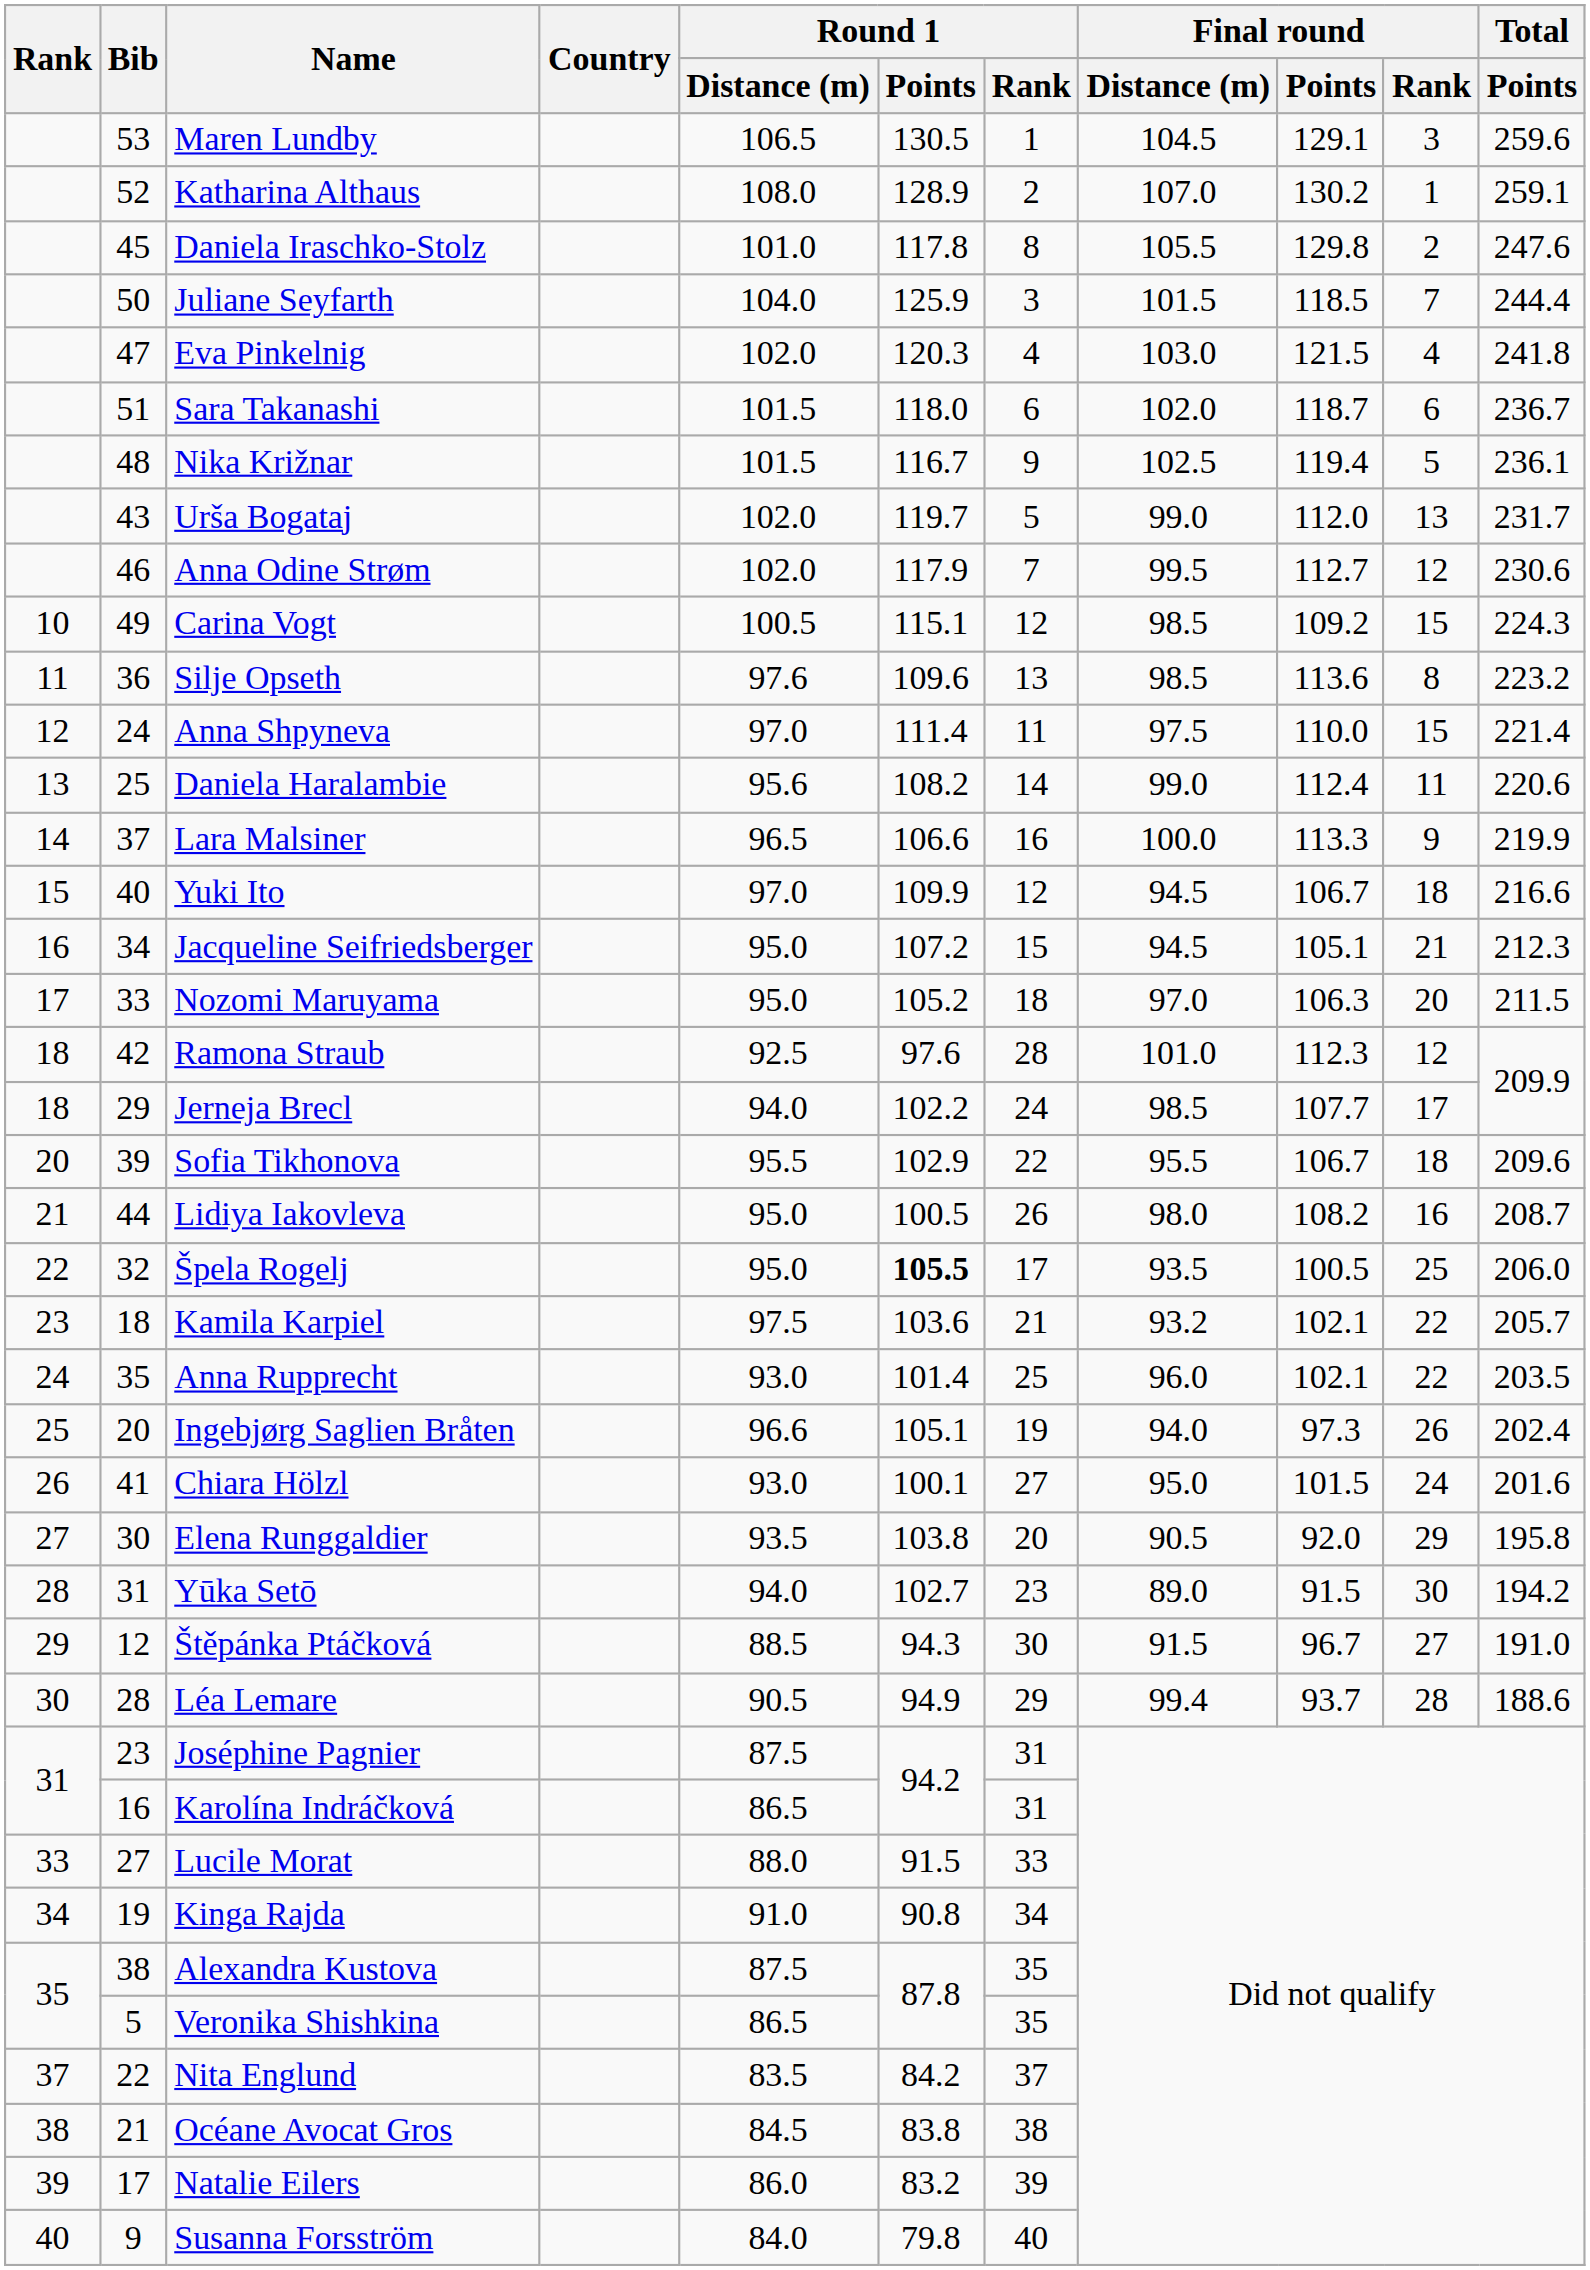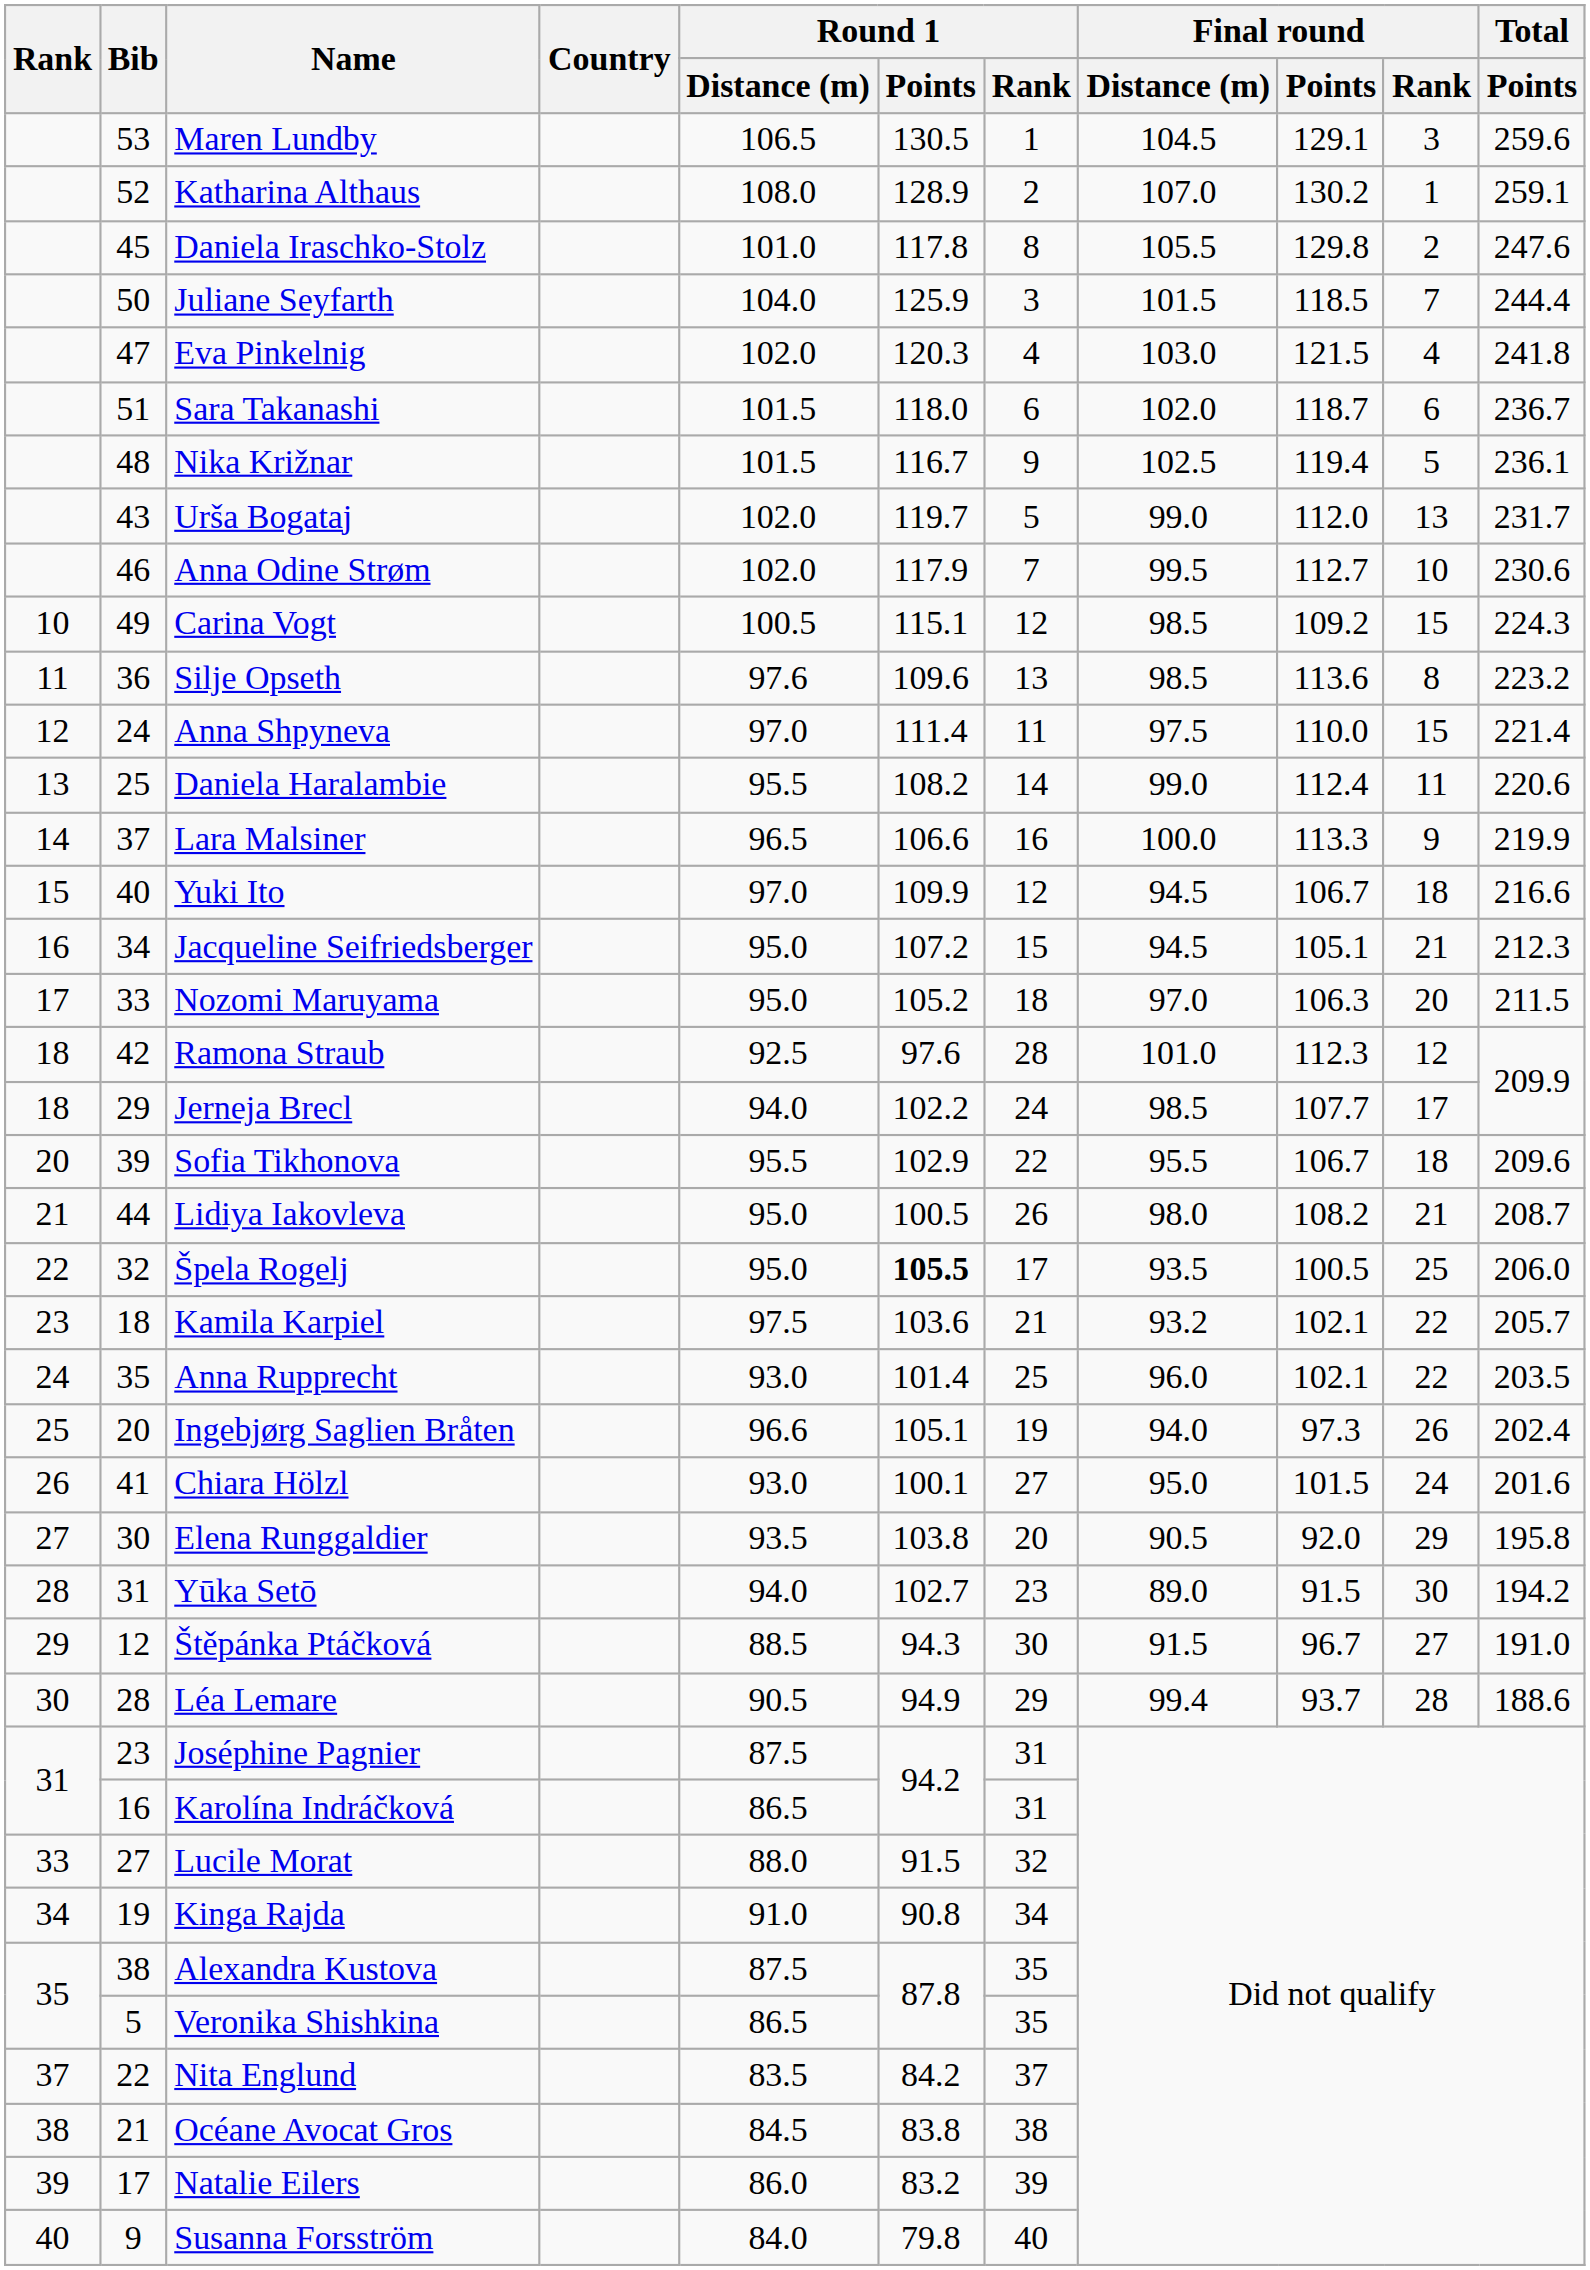(1431, 569) 12 -> (1431, 569) 10
(778, 784) 95.6 -> (778, 784) 95.5
(1431, 1214) 16 -> (1431, 1214) 21
(1031, 1860) 33 -> (1031, 1860) 32
